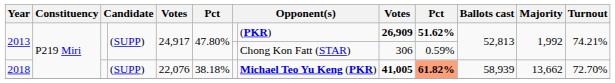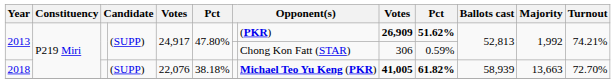(436, 69) lightsalmon background -> (436, 69) no background
(547, 69) 13,662 -> (547, 69) 13,663
